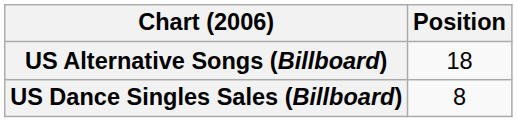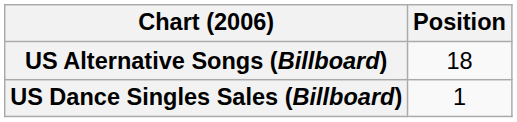(459, 97) 8 -> (459, 97) 1
